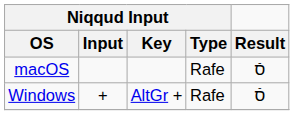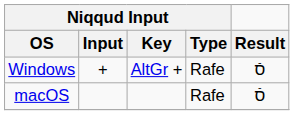rows swapped: (42, 95) <-> (42, 69)
